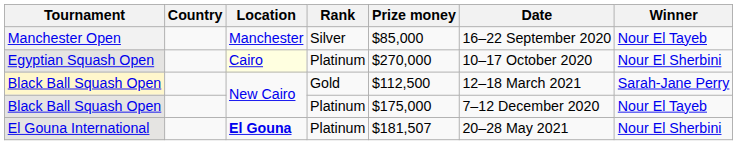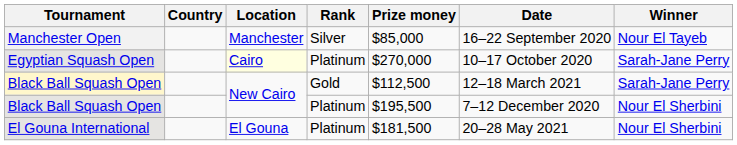(670, 60) Nour El Sherbini -> (674, 60) Sarah-Jane Perry
(402, 106) $175,000 -> (402, 106) $195,500
(662, 106) Nour El Tayeb -> (670, 106) Nour El Sherbini
(260, 128) bold -> (259, 128) normal
(402, 128) $181,507 -> (402, 128) $181,500
